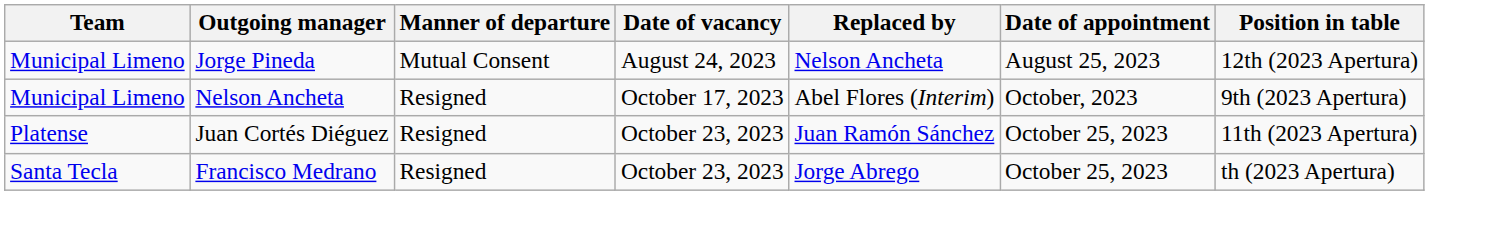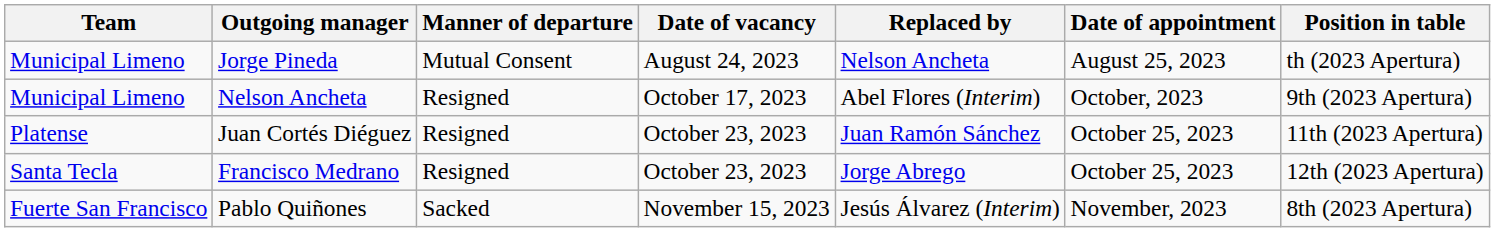(1320, 60) 12th (2023 Apertura) -> (1373, 60) th (2023 Apertura)
(1308, 171) th (2023 Apertura) -> (1385, 171) 12th (2023 Apertura)
+ row: (292, 208)
